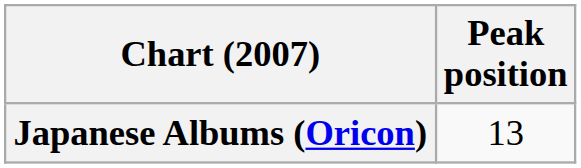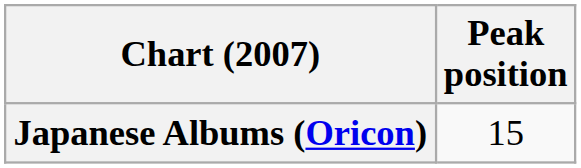(506, 132) 13 -> (506, 132) 15
